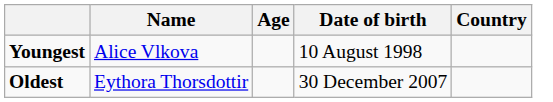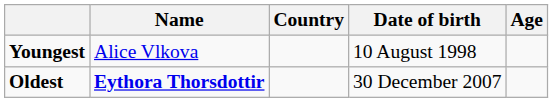columns swapped: (491, 19) <-> (273, 19)
(171, 81) normal -> (179, 81) bold
